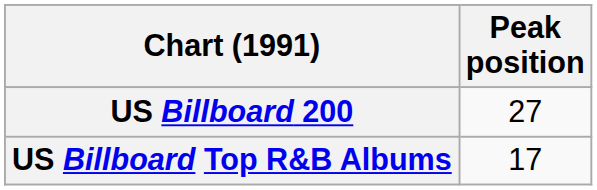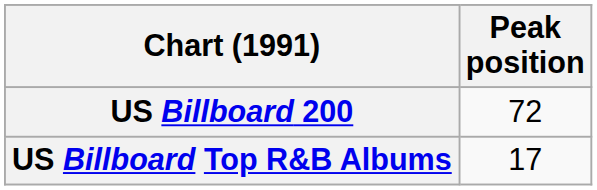(525, 111) 27 -> (525, 111) 72
